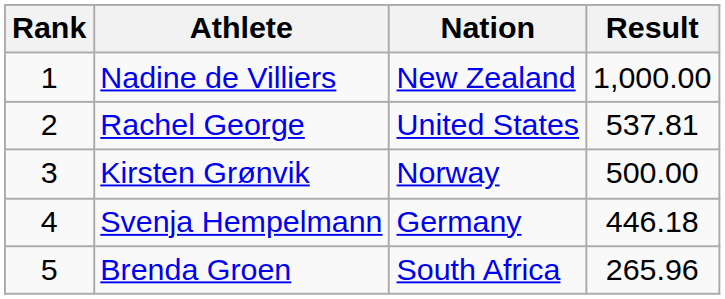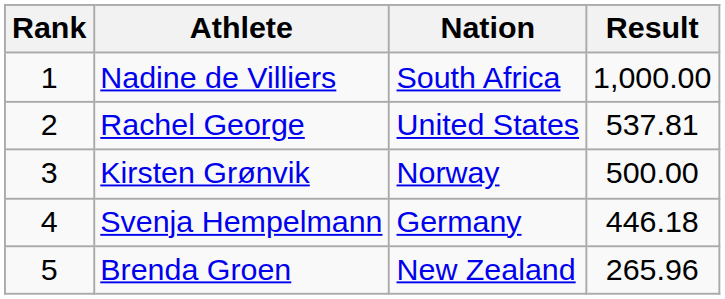(486, 76) New Zealand -> (478, 76) South Africa
(478, 269) South Africa -> (486, 269) New Zealand
